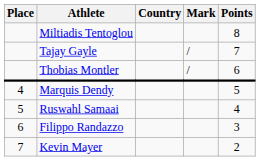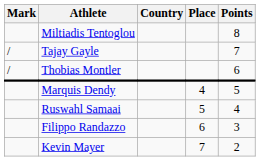columns swapped: (21, 13) <-> (201, 13)
